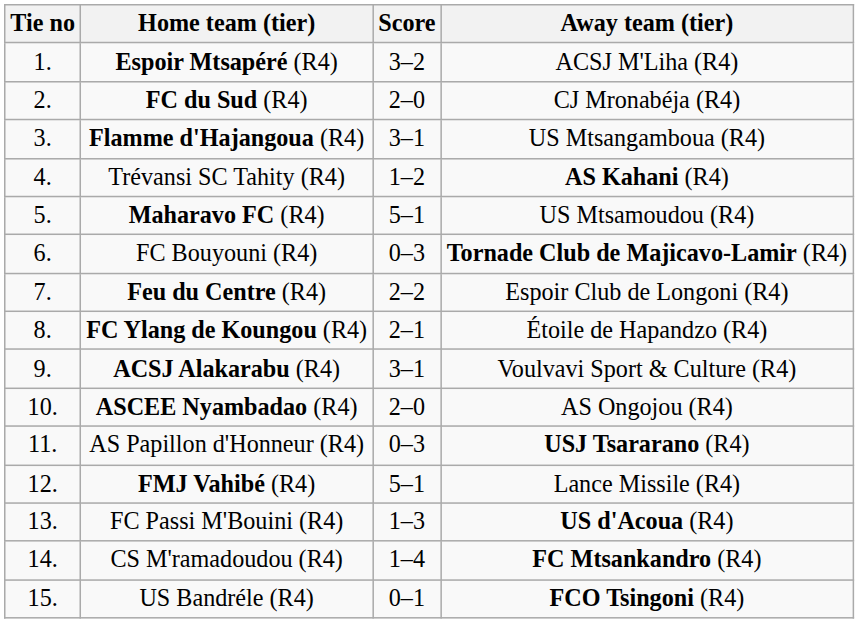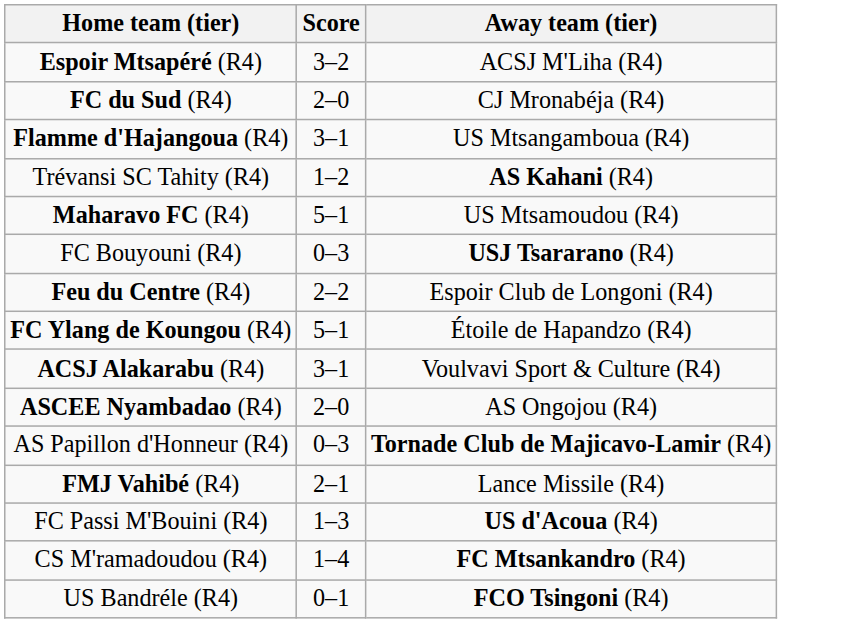- column: (43, 23)
(647, 253) Tornade Club de Majicavo-Lamir (R4) -> (571, 253) USJ Tsararano (R4)
(407, 330) 2–1 -> (331, 330) 5–1
(647, 445) USJ Tsararano (R4) -> (571, 445) Tornade Club de Majicavo-Lamir (R4)
(407, 483) 5–1 -> (331, 483) 2–1
